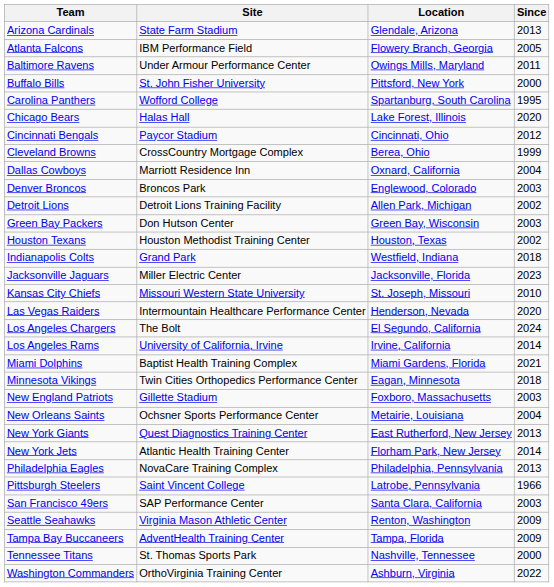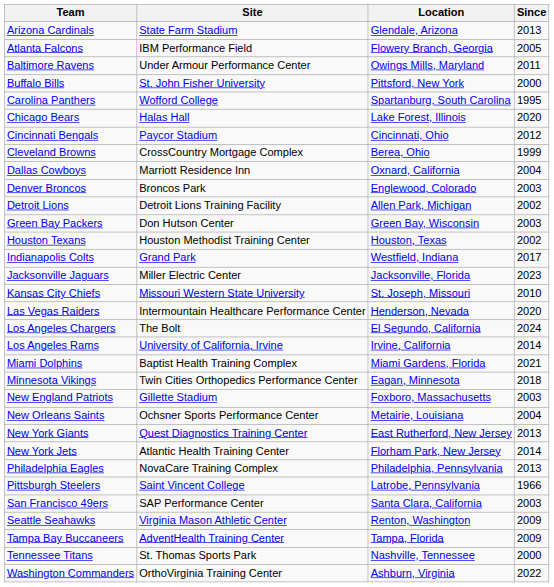(529, 258) 2018 -> (529, 258) 2017
